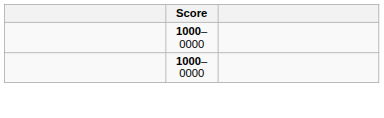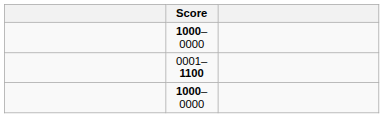+ row: (85, 68)
